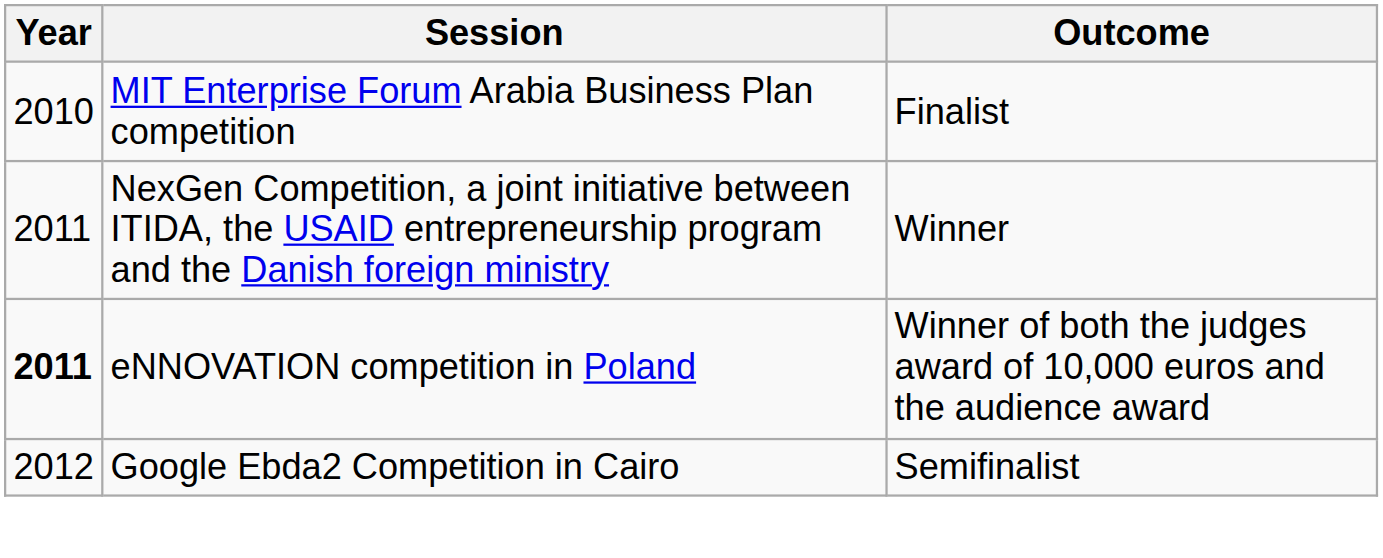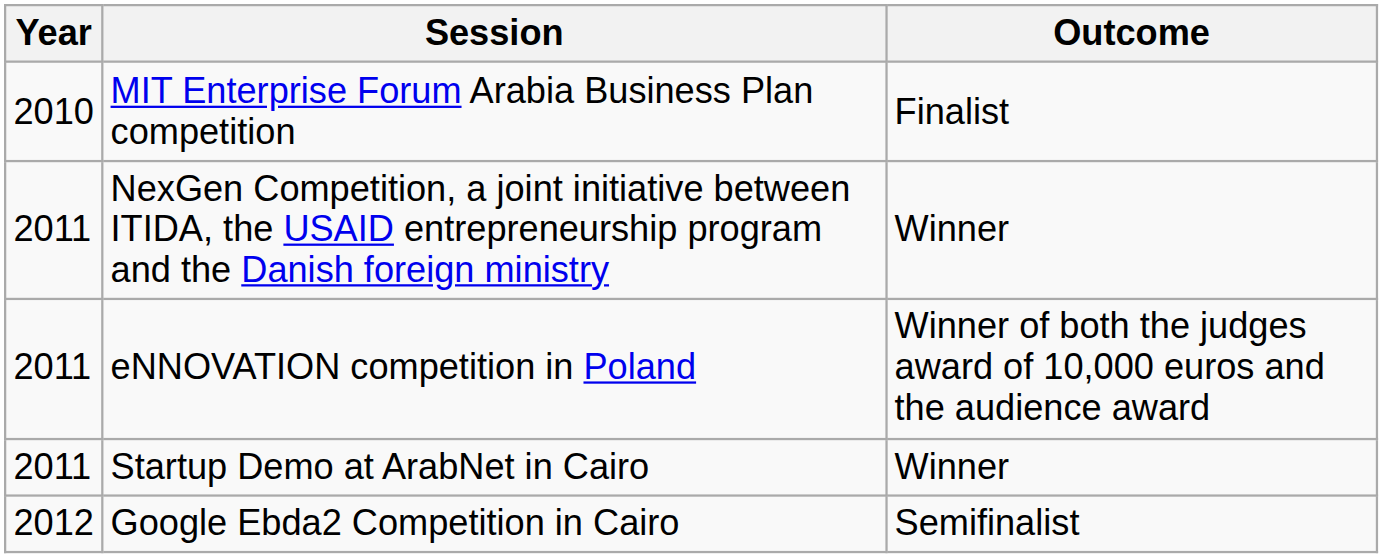(53, 367) bold -> (52, 367) normal
+ row: (380, 465)
